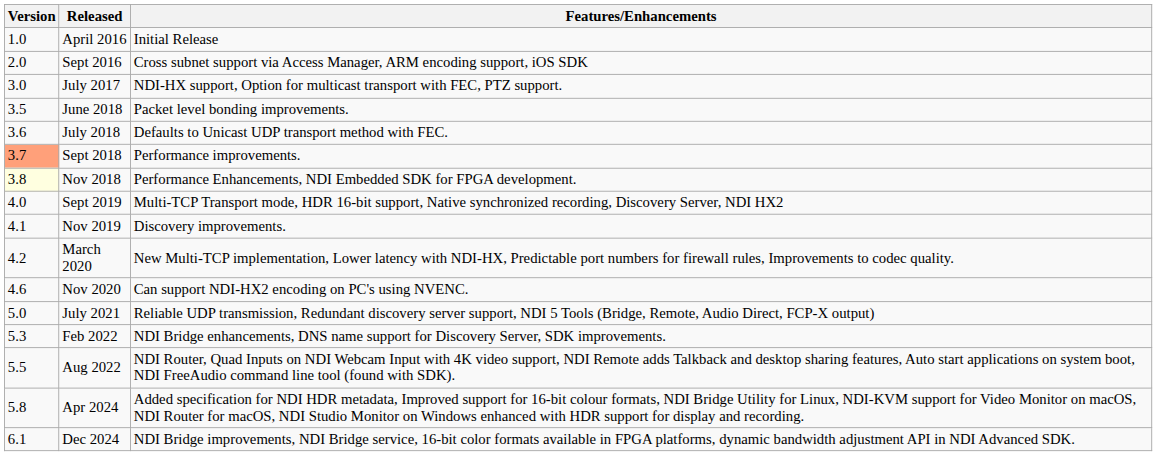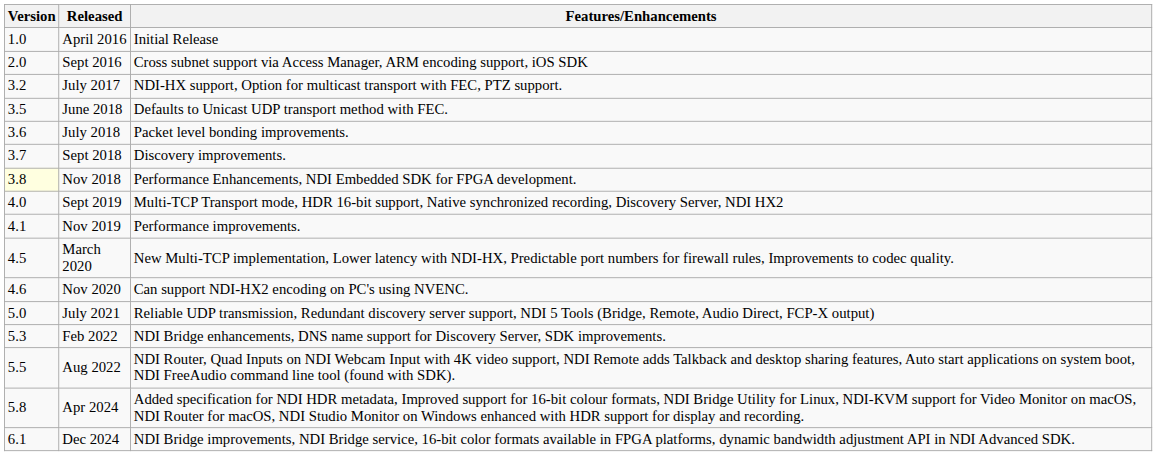(17, 86) 3.0 -> (17, 86) 3.2
(241, 109) Packet level bonding improvements. -> (291, 109) Defaults to Unicast UDP transport method with FEC.
(291, 132) Defaults to Unicast UDP transport method with FEC. -> (241, 132) Packet level bonding improvements.
(17, 156) lightsalmon background -> (17, 156) no background
(217, 156) Performance improvements. -> (210, 156) Discovery improvements.
(210, 226) Discovery improvements. -> (217, 226) Performance improvements.
(17, 257) 4.2 -> (17, 257) 4.5
